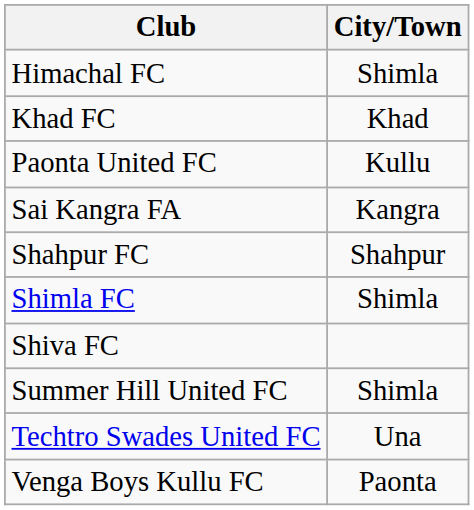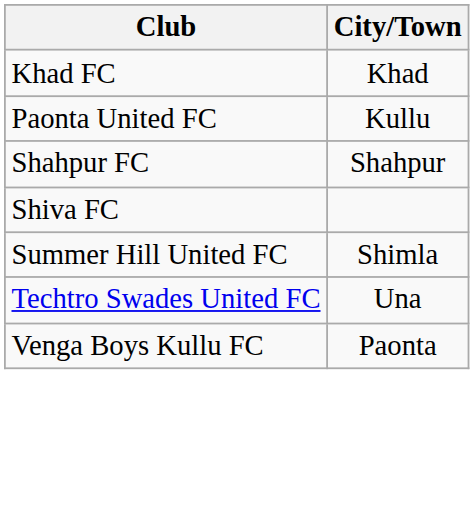- row: (88, 72)
- row: (96, 208)
- row: (73, 299)
